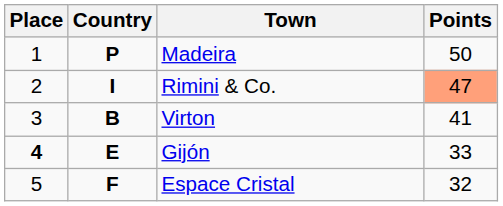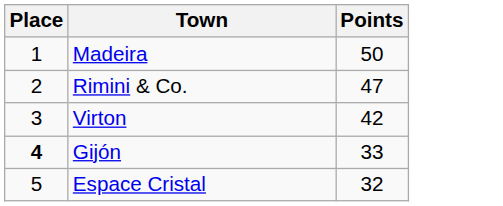- column: (112, 20)
(461, 86) lightsalmon background -> (372, 86) no background
(461, 119) 41 -> (372, 119) 42
